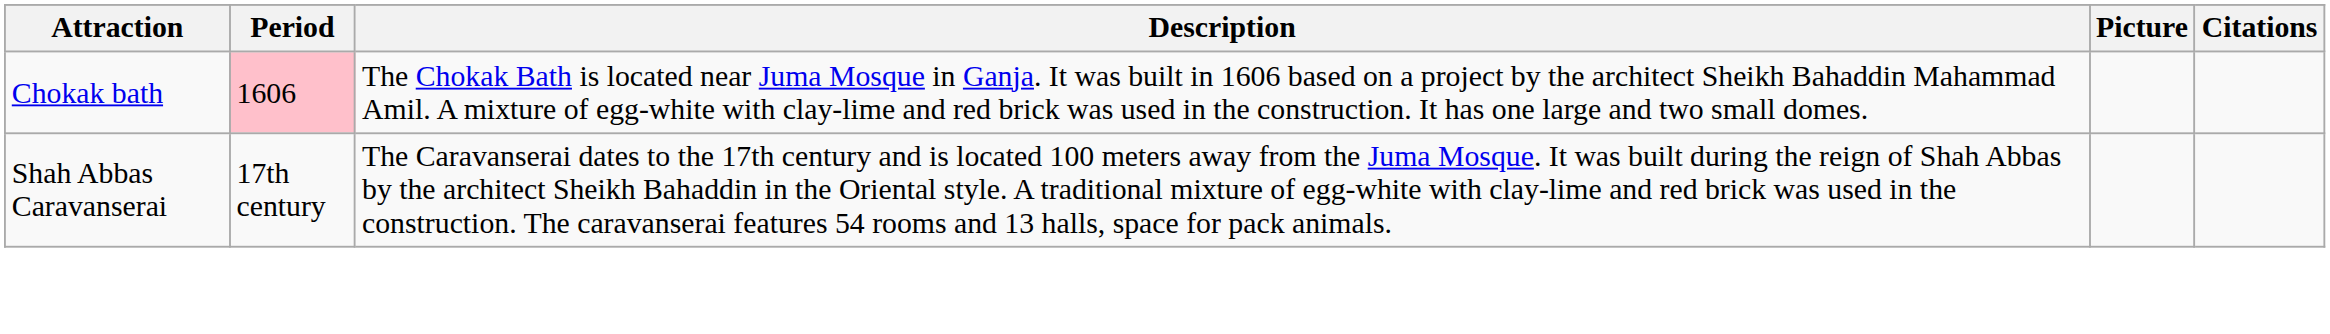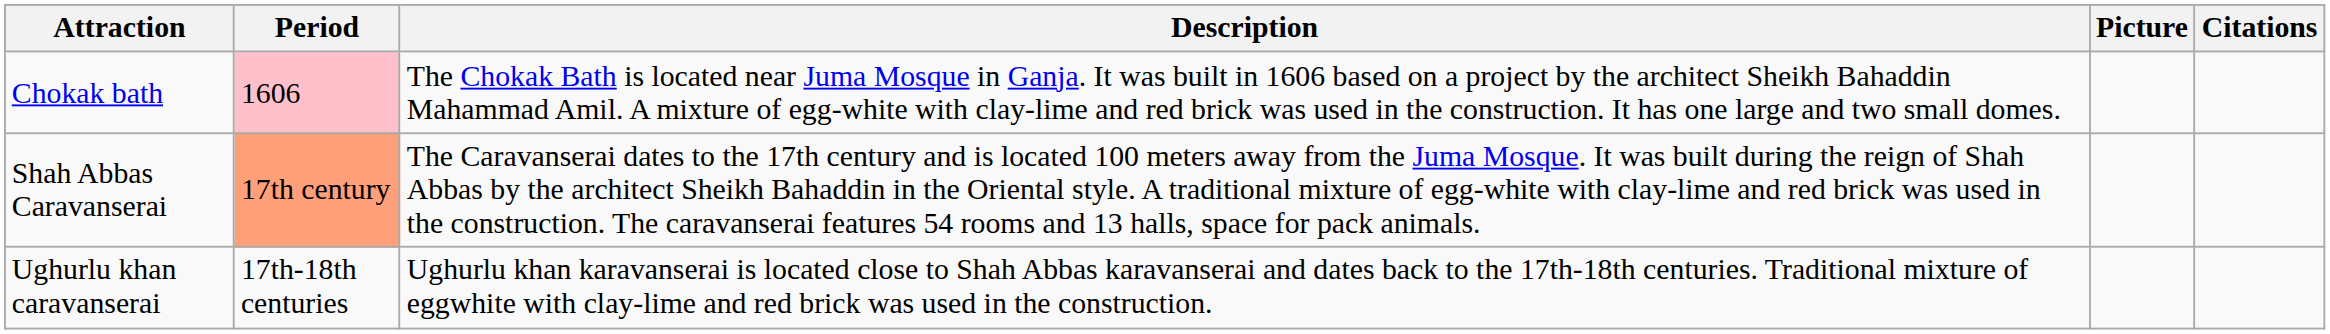(281, 189) no background -> (316, 189) lightsalmon background
+ row: (94, 286)
